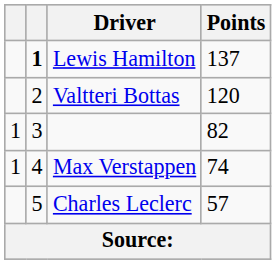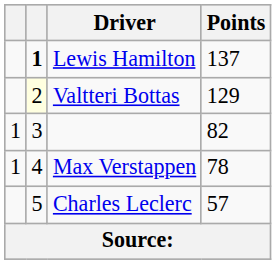(37, 94) no background -> (37, 94) lightyellow background
(223, 94) 120 -> (223, 94) 129
(218, 167) 74 -> (218, 167) 78
